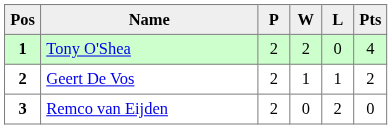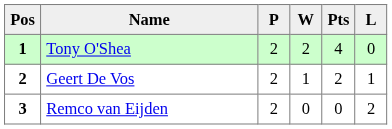columns swapped: (338, 19) <-> (370, 19)
